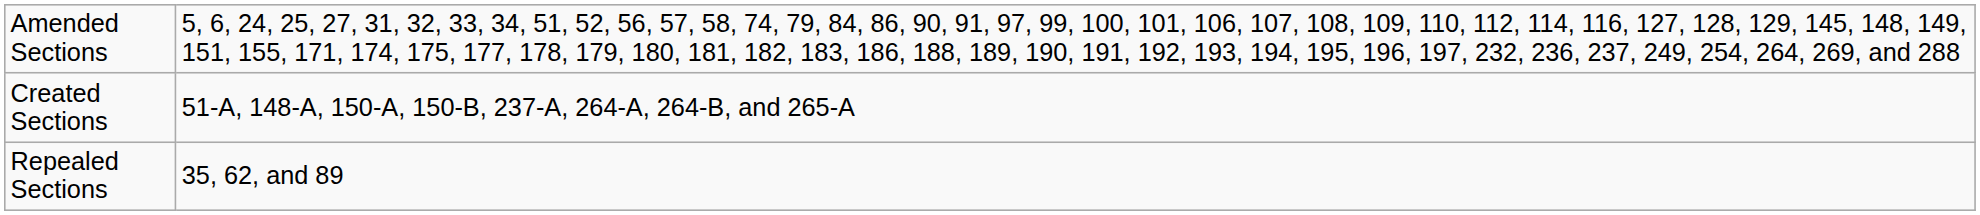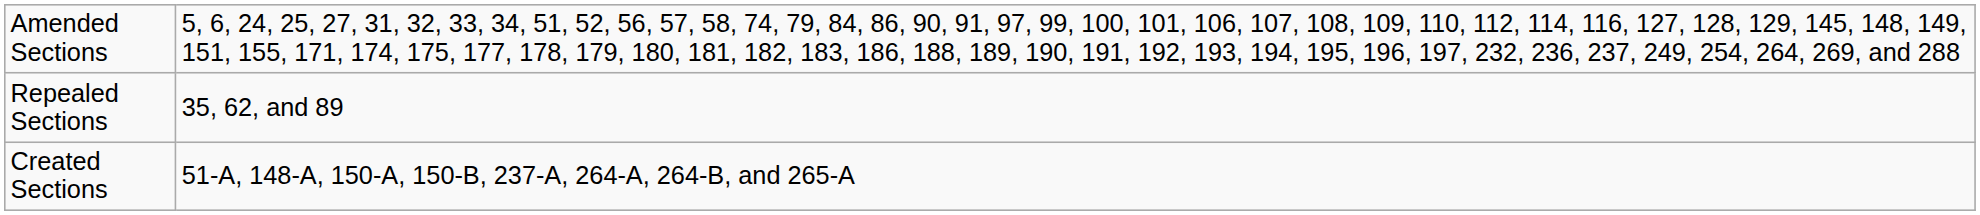rows swapped: (59, 107) <-> (65, 175)
